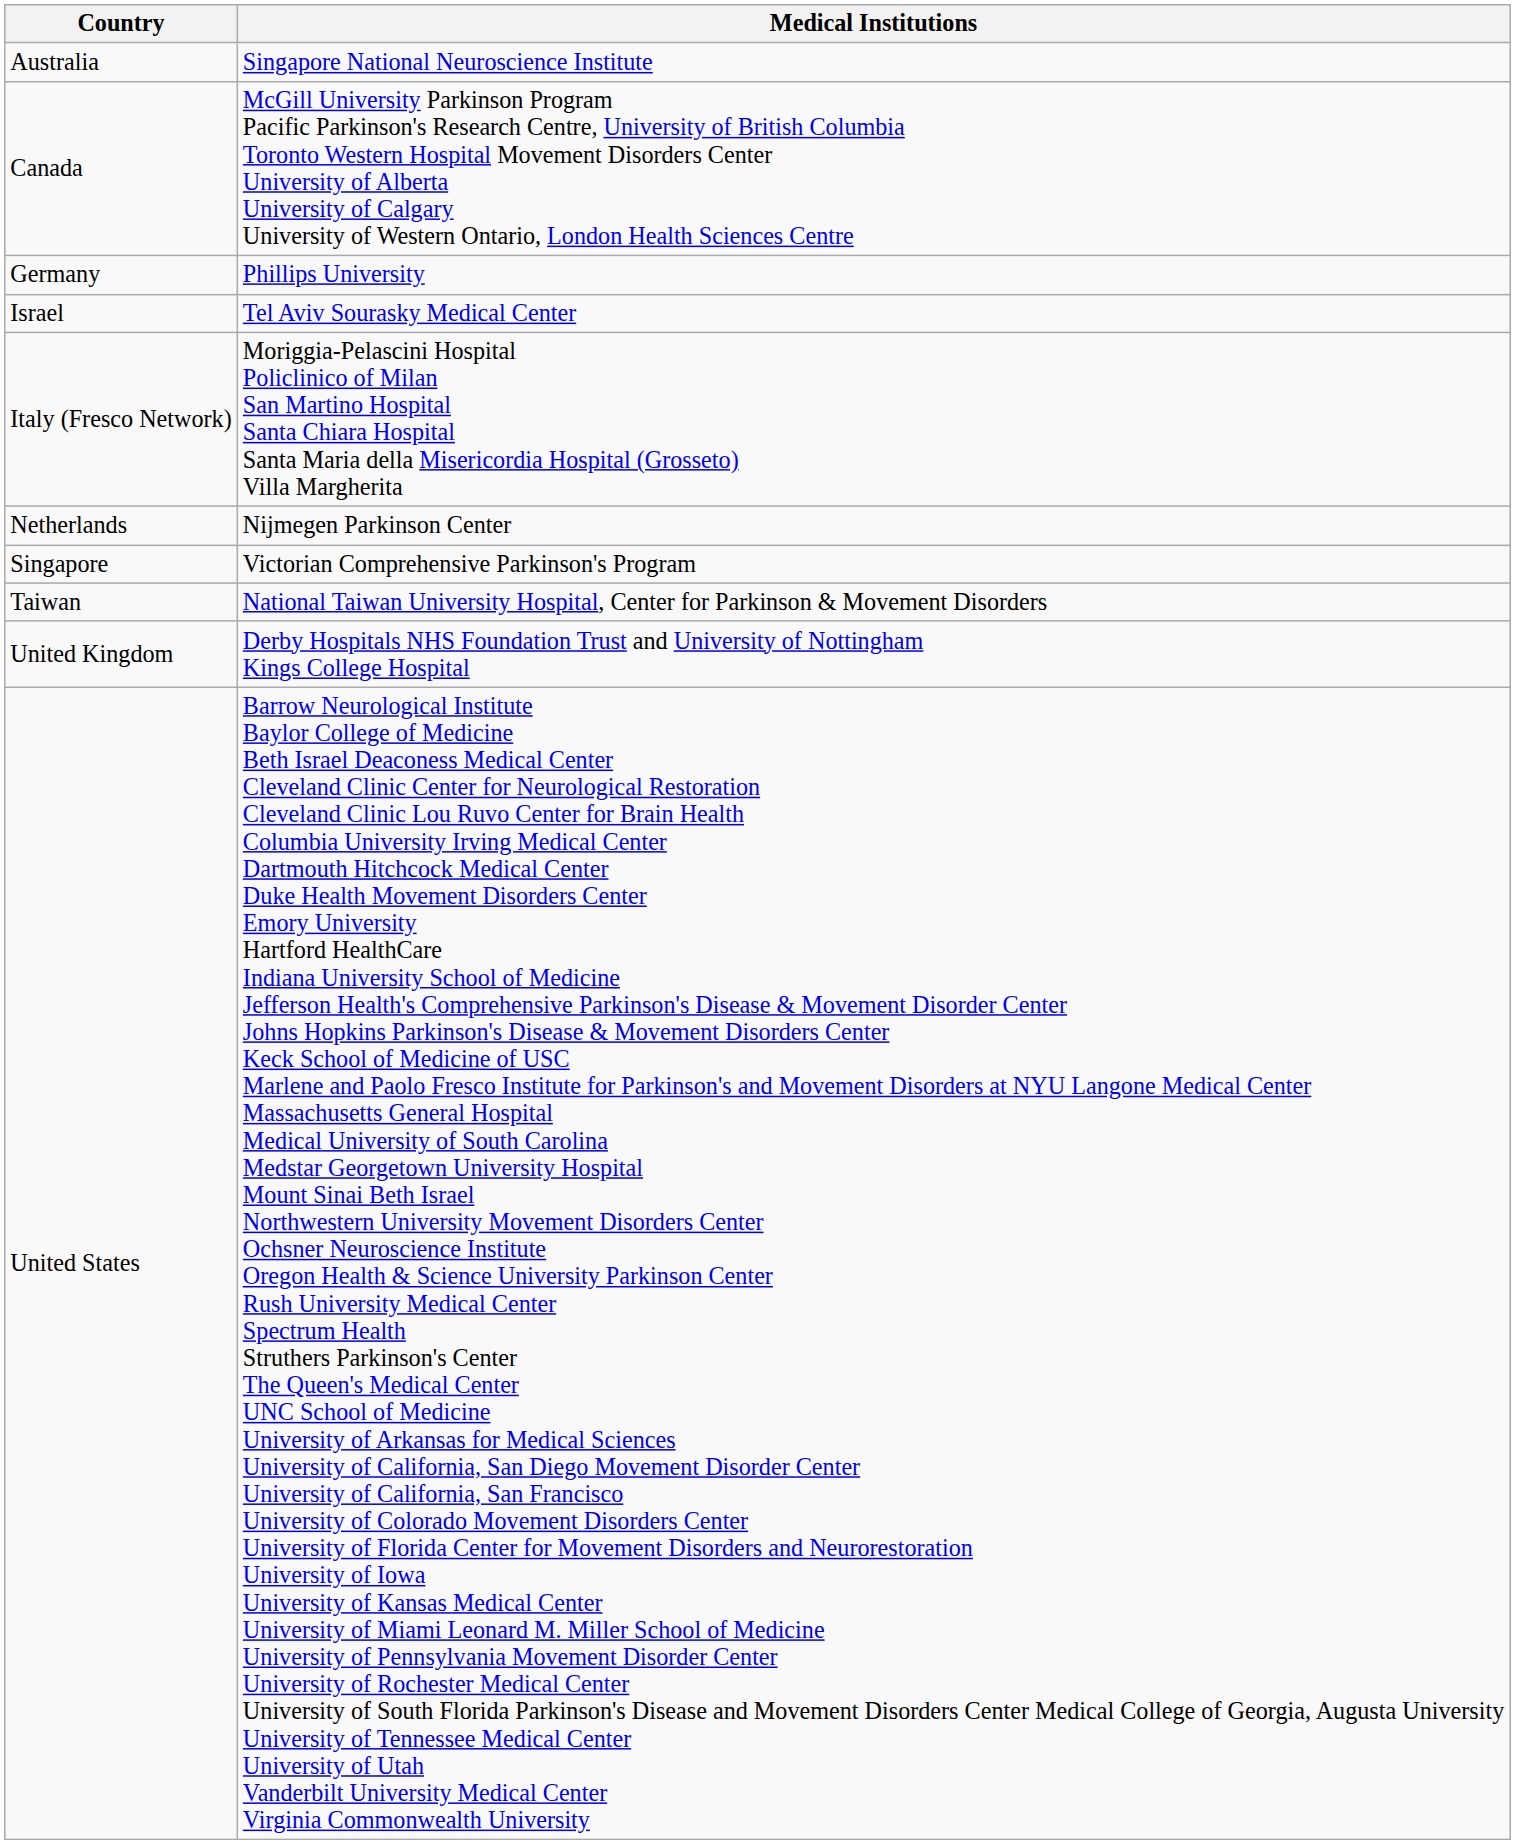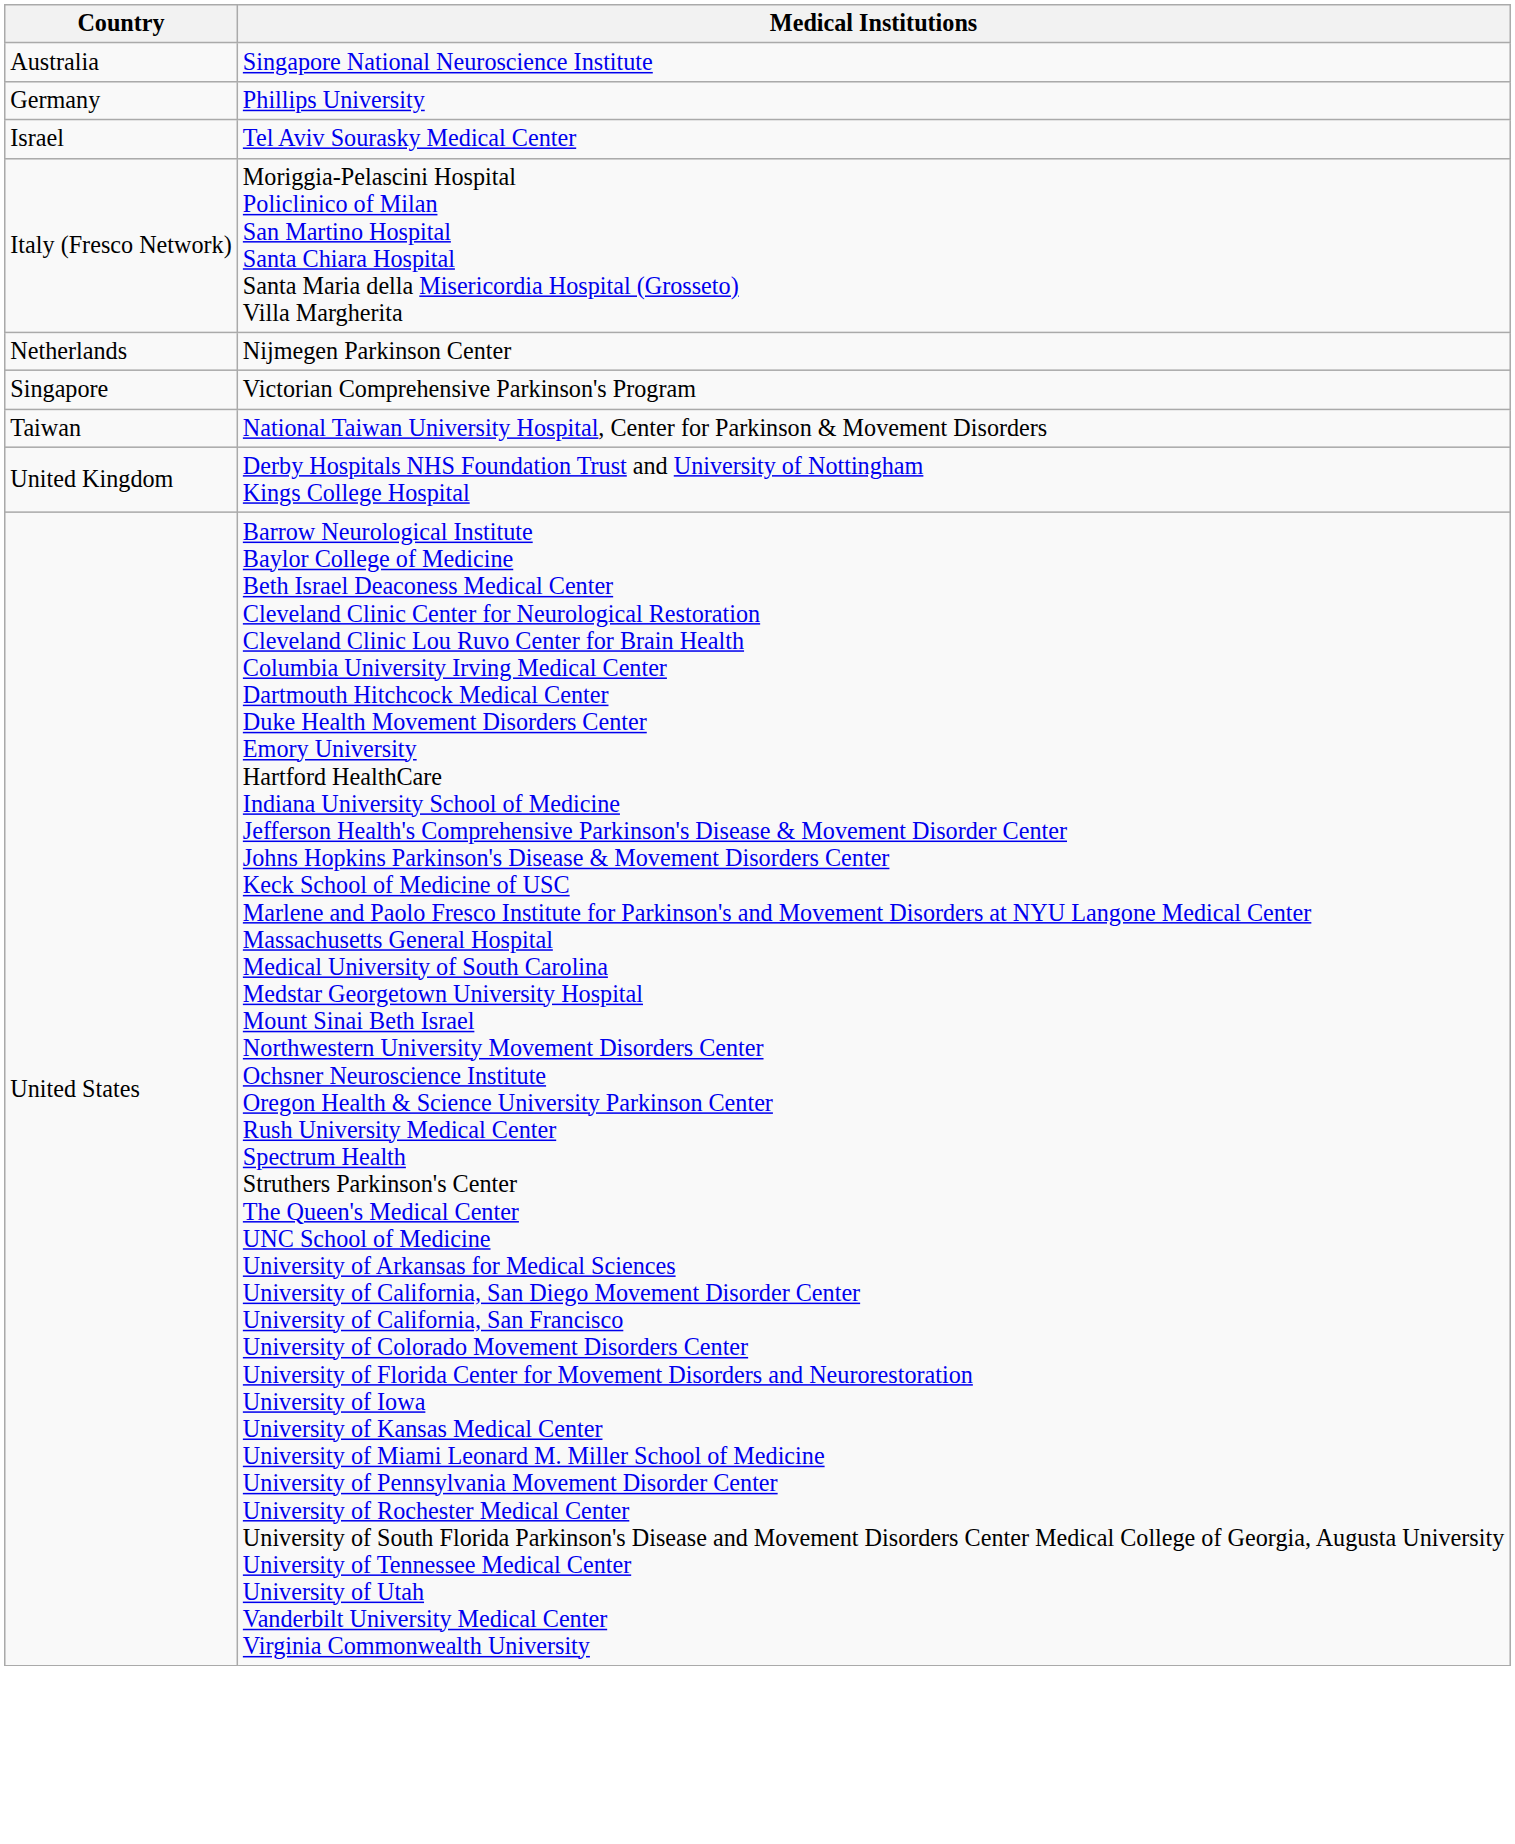- row: (47, 168)
